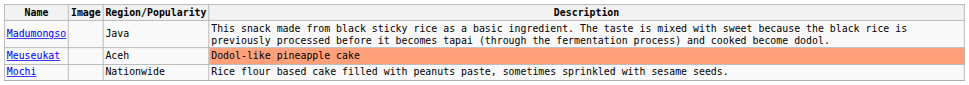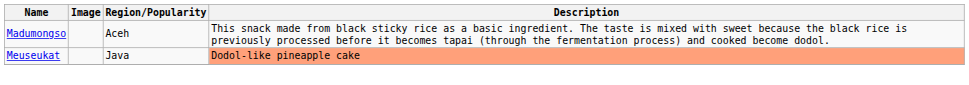(117, 34) Java -> (117, 34) Aceh
(117, 56) Aceh -> (117, 56) Java
- row: (22, 72)
